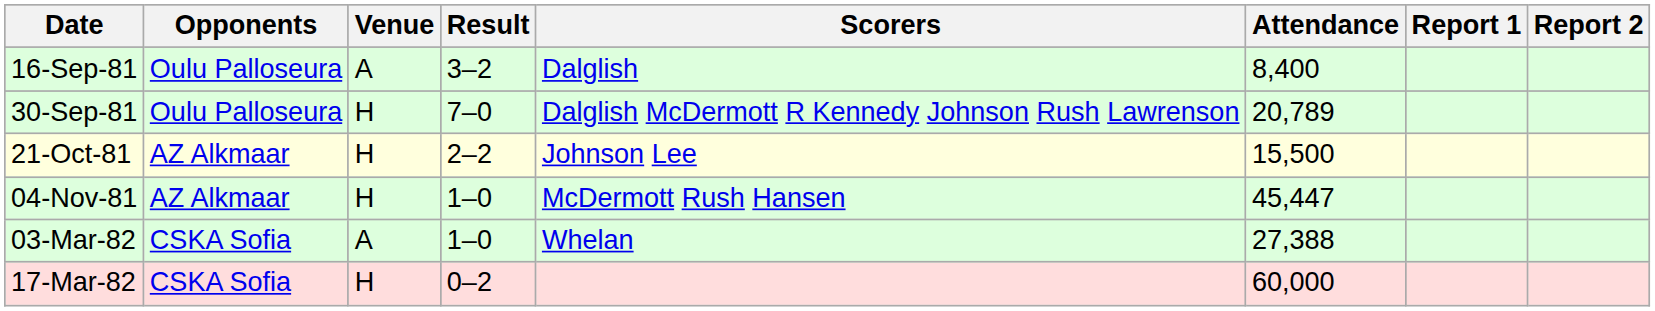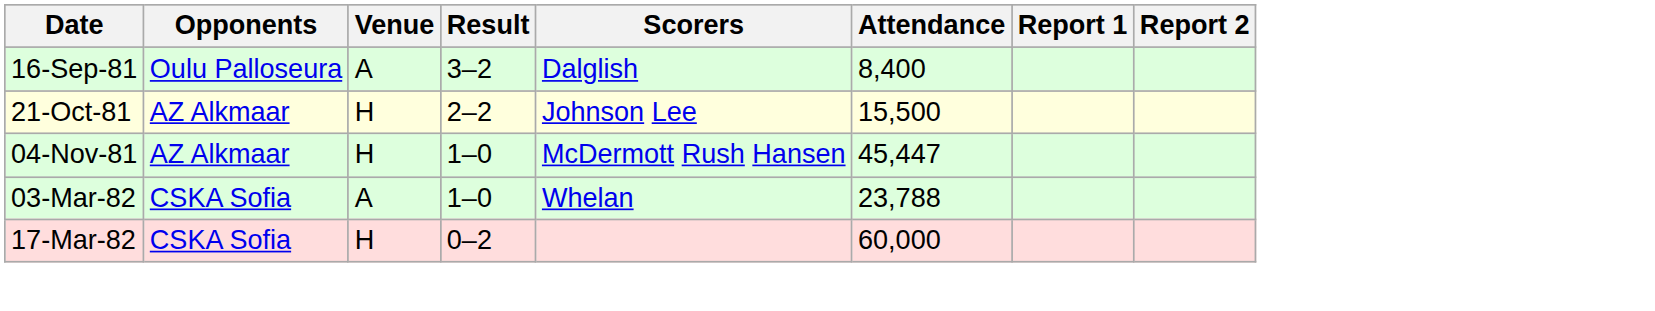- row: (74, 111)
(1293, 240) 27,388 -> (899, 197) 23,788
